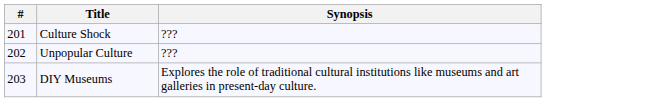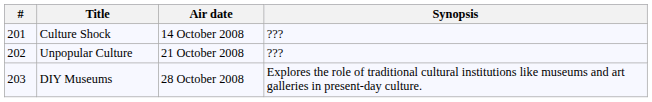+ column: (211, 14)
